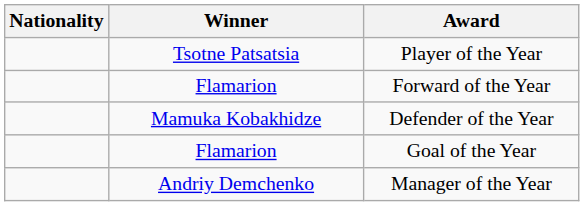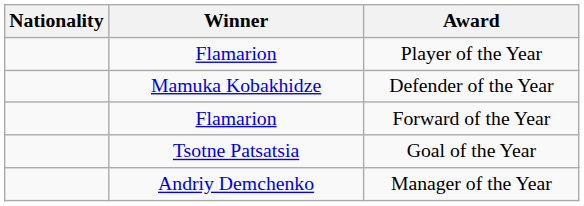(236, 53) Tsotne Patsatsia -> (236, 53) Flamarion
rows swapped: (471, 118) <-> (471, 86)
(236, 151) Flamarion -> (236, 151) Tsotne Patsatsia
